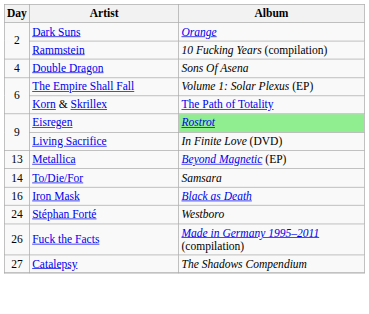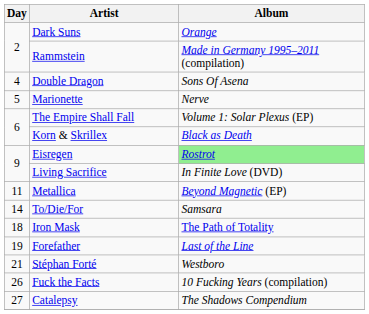(254, 50) 10 Fucking Years (compilation) -> (250, 56) Made in Germany 1995–2011 (compilation)
+ row: (57, 99)
(228, 104) The Path of Totality -> (217, 136) Black as Death
(17, 159) 13 -> (17, 191) 11
(17, 196) 16 -> (17, 227) 18
(217, 196) Black as Death -> (228, 227) The Path of Totality
+ row: (56, 245)
(17, 214) 24 -> (17, 264) 21
(250, 239) Made in Germany 1995–2011 (compilation) -> (254, 282) 10 Fucking Years (compilation)
